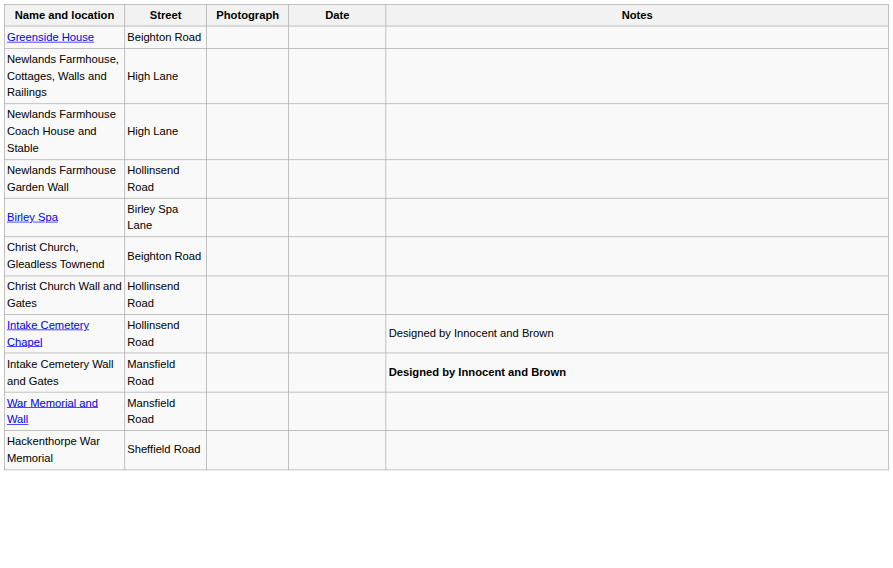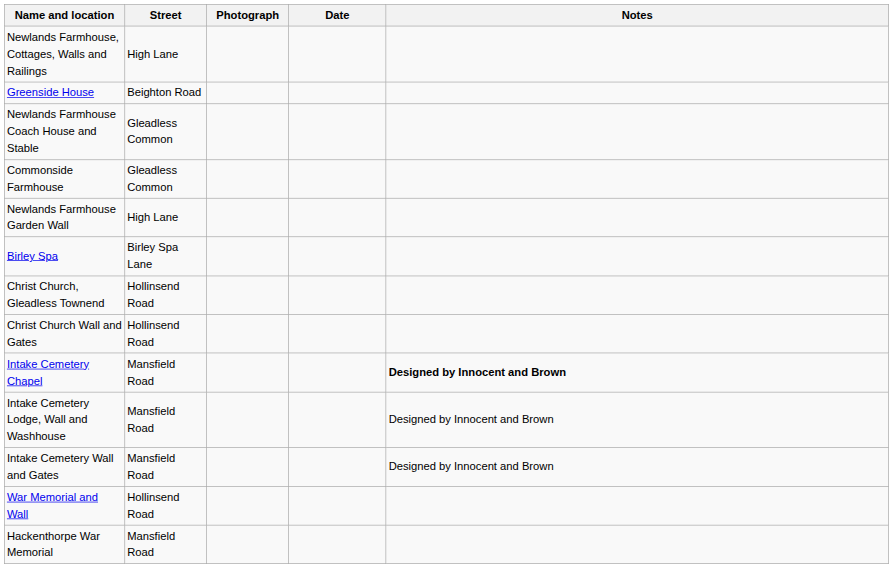rows swapped: (51, 37) <-> (63, 76)
(153, 131) High Lane -> (152, 131) Gleadless Common
+ row: (40, 178)
(153, 178) Hollinsend Road -> (153, 217) High Lane
(164, 256) Beighton Road -> (153, 295) Hollinsend Road
(153, 333) Hollinsend Road -> (151, 372) Mansfield Road
(471, 333) normal -> (477, 372) bold
+ row: (48, 419)
(477, 372) bold -> (471, 467) normal
(151, 411) Mansfield Road -> (153, 505) Hollinsend Road
(164, 450) Sheffield Road -> (151, 544) Mansfield Road
